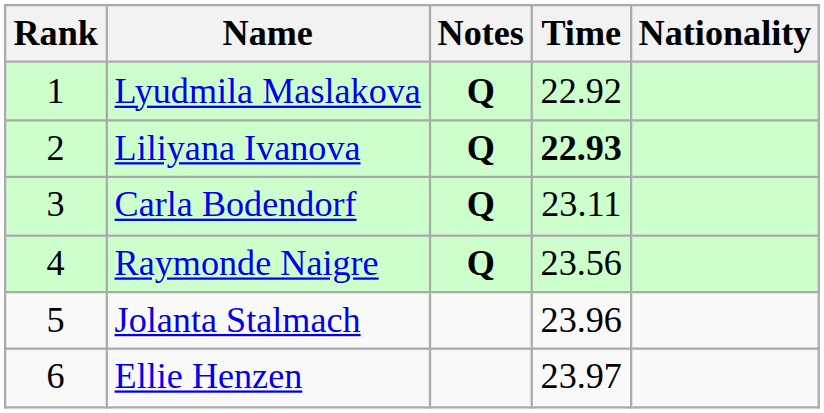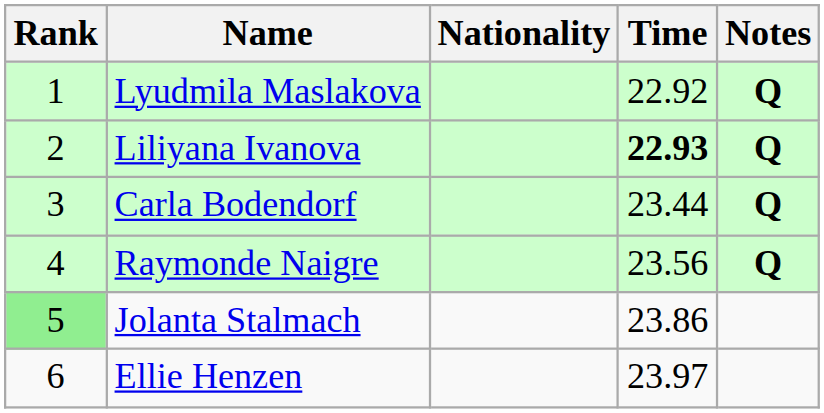columns swapped: (725, 33) <-> (481, 33)
(581, 205) 23.11 -> (668, 205) 23.44
(56, 319) no background -> (56, 319) lightgreen background
(581, 319) 23.96 -> (668, 319) 23.86
